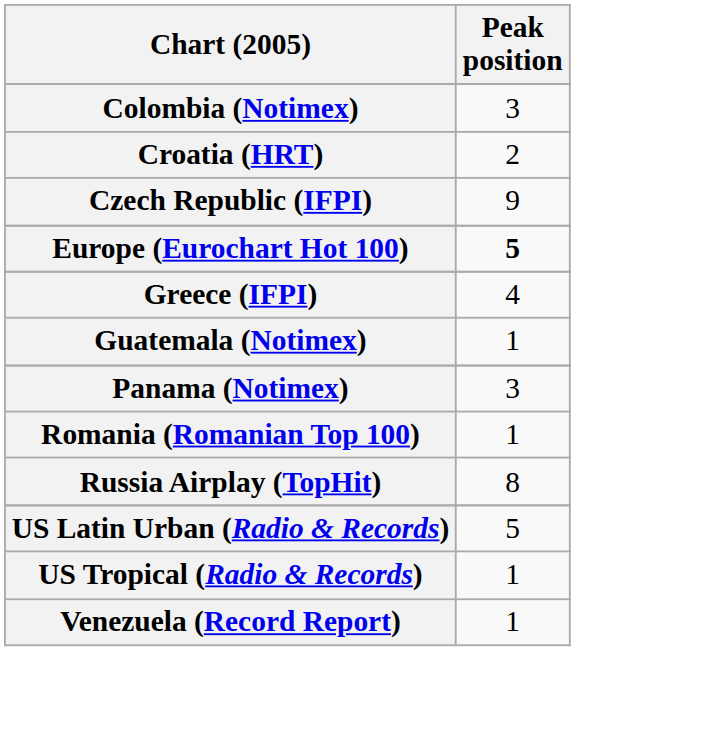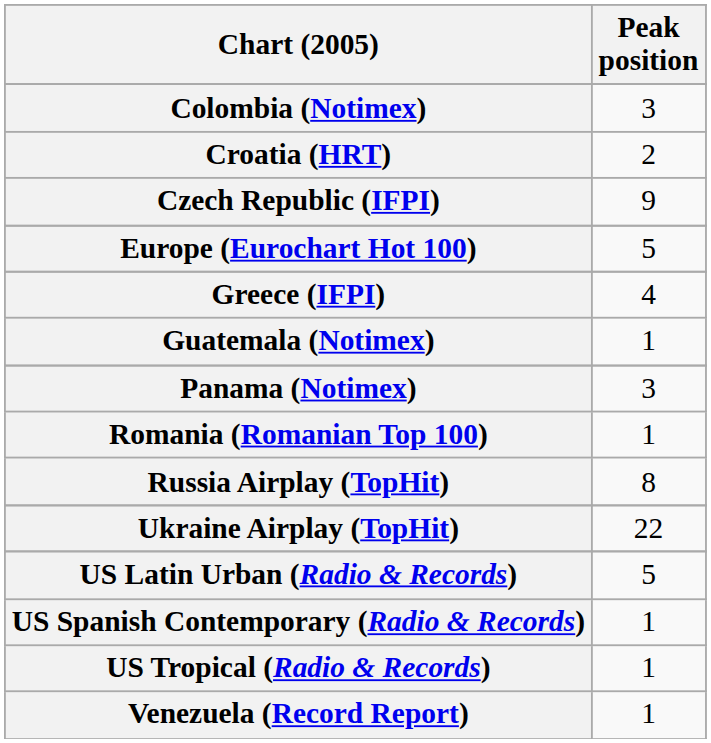(513, 247) bold -> (648, 247) normal
+ row: (298, 527)
+ row: (298, 621)
